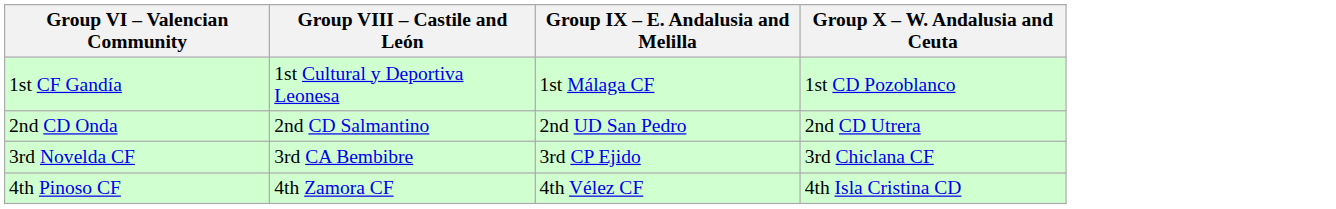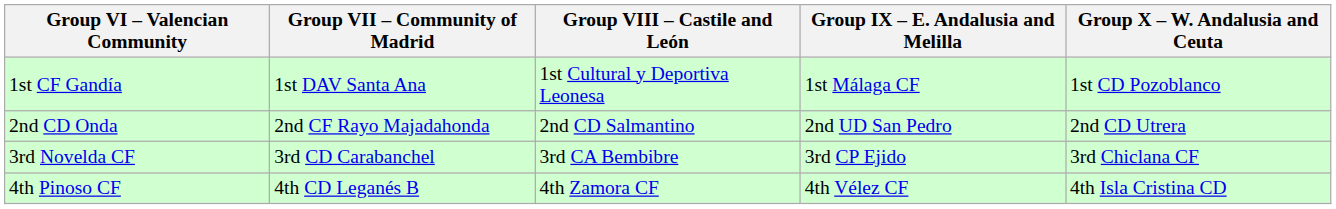+ column: (402, 30)
